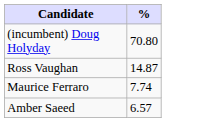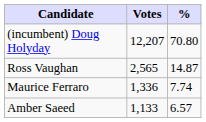+ column: (147, 14)
